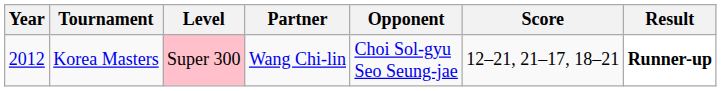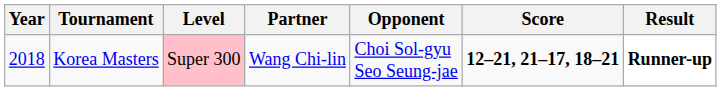(27, 60) 2012 -> (27, 60) 2018
(543, 60) normal -> (543, 60) bold
